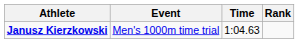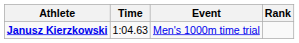columns swapped: (166, 13) <-> (242, 13)
